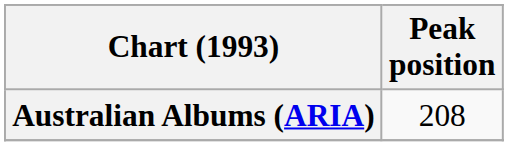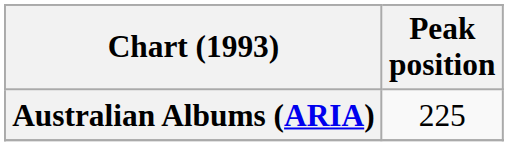(442, 114) 208 -> (442, 114) 225
